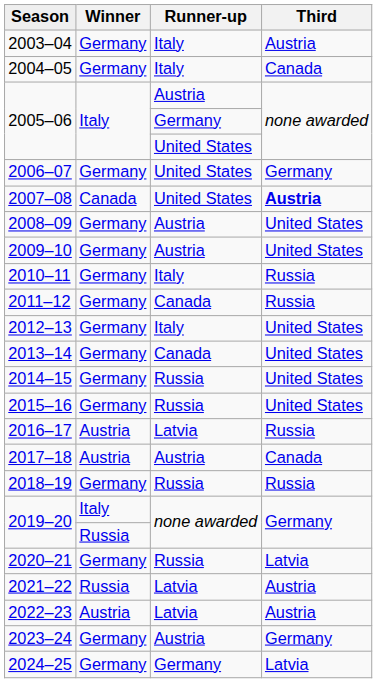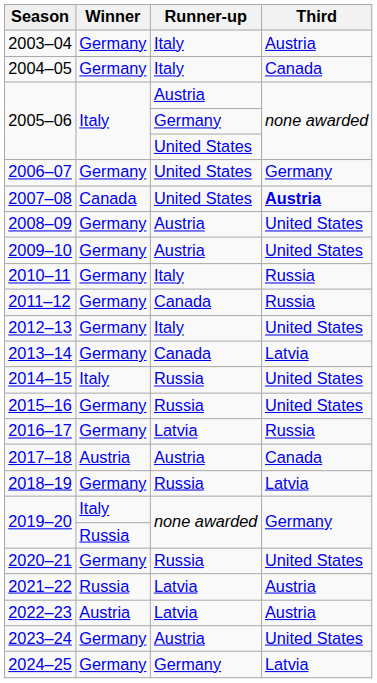(314, 353) United States -> (287, 353) Latvia
(113, 379) Germany -> (94, 379) Italy
(105, 431) Austria -> (113, 431) Germany
(290, 483) Russia -> (287, 483) Latvia
(287, 560) Latvia -> (314, 560) United States
(299, 638) Germany -> (314, 638) United States
